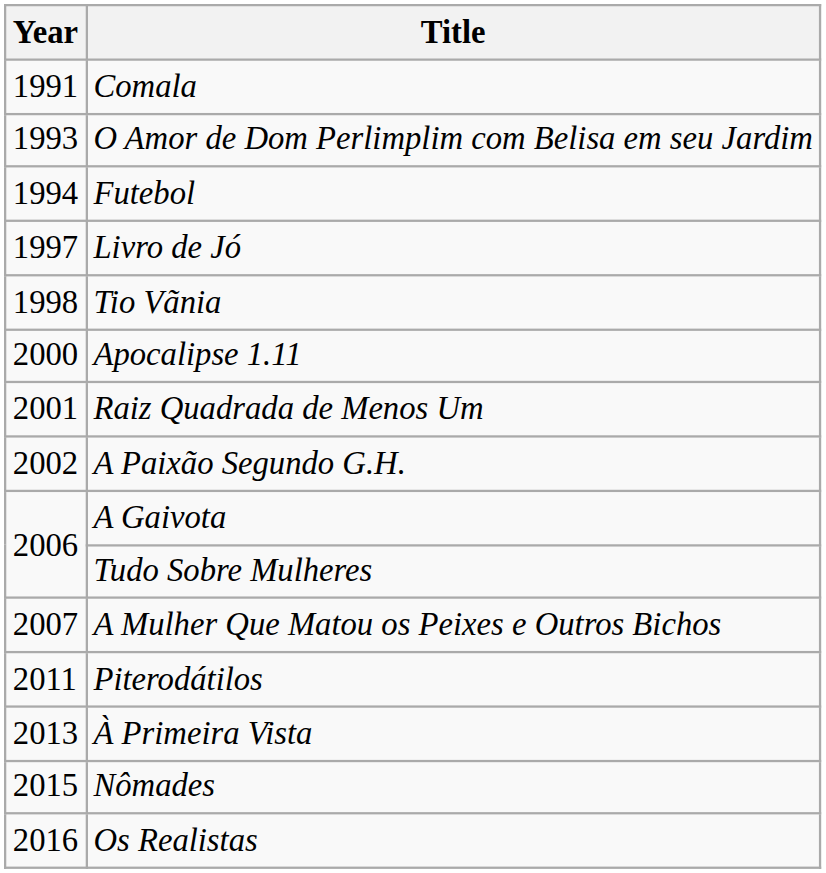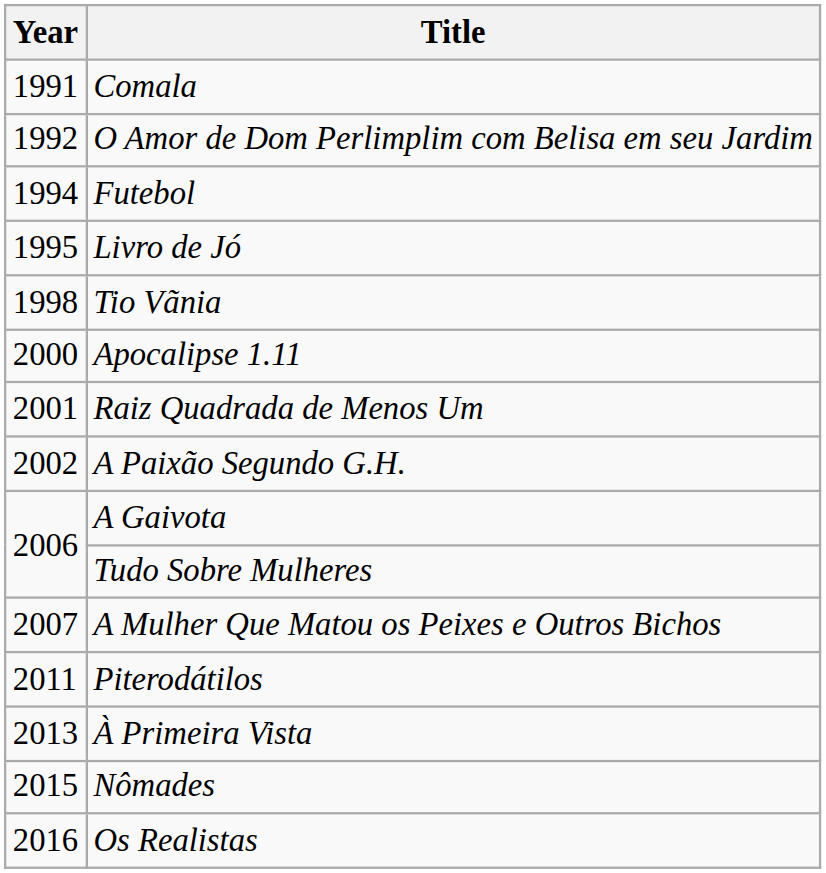(45, 139) 1993 -> (45, 139) 1992
(45, 247) 1997 -> (45, 247) 1995
